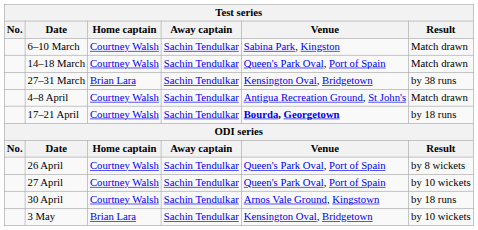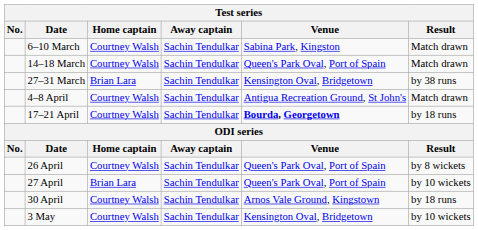(124, 183) Courtney Walsh -> (113, 183) Brian Lara
(113, 217) Brian Lara -> (124, 217) Courtney Walsh
